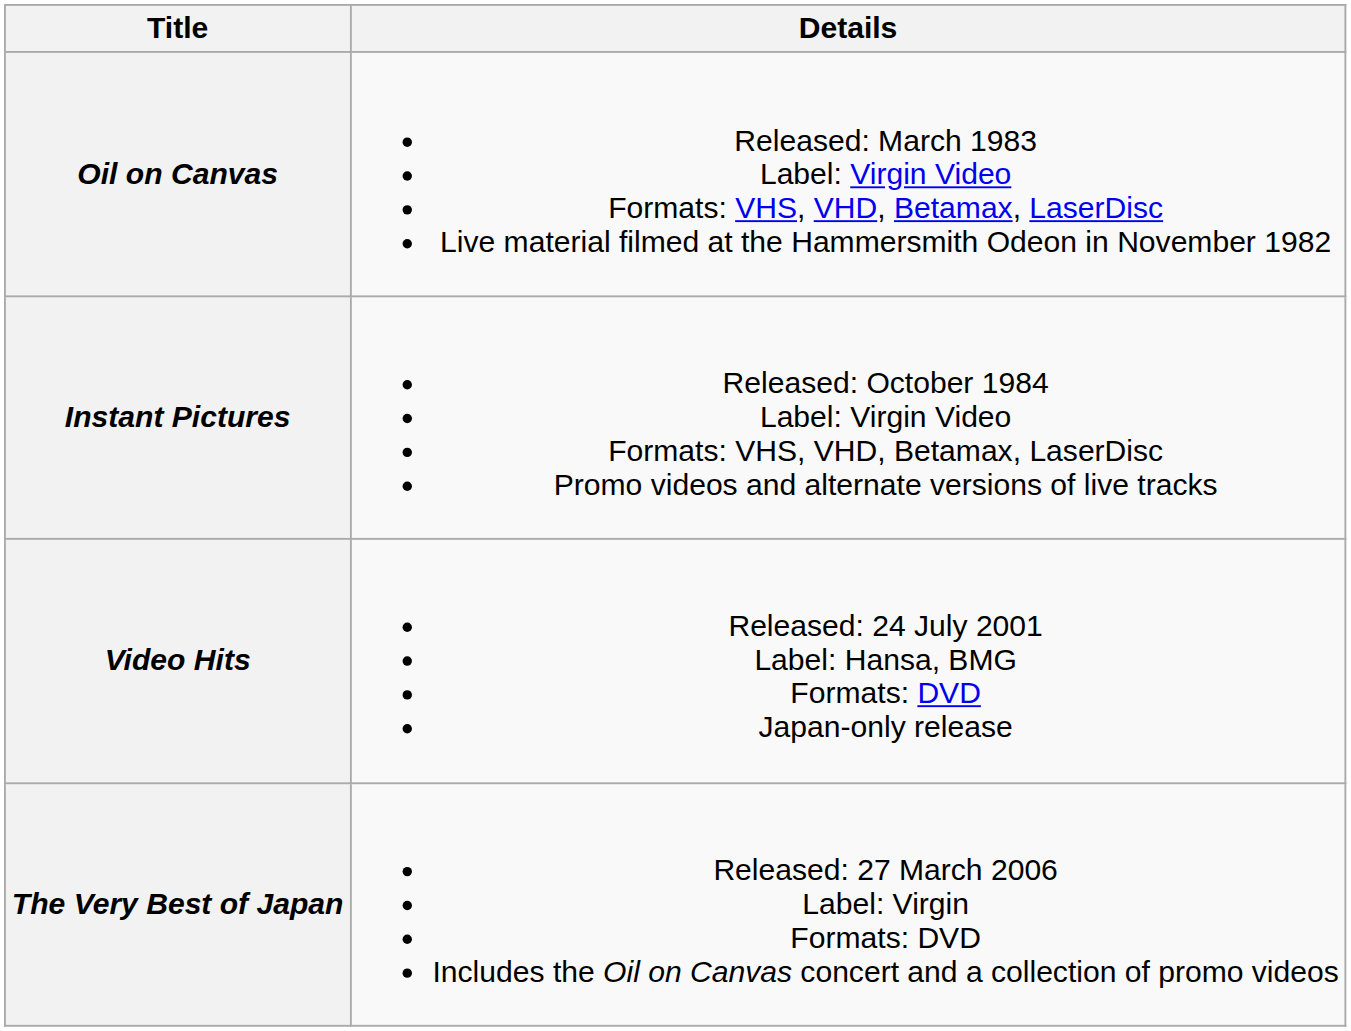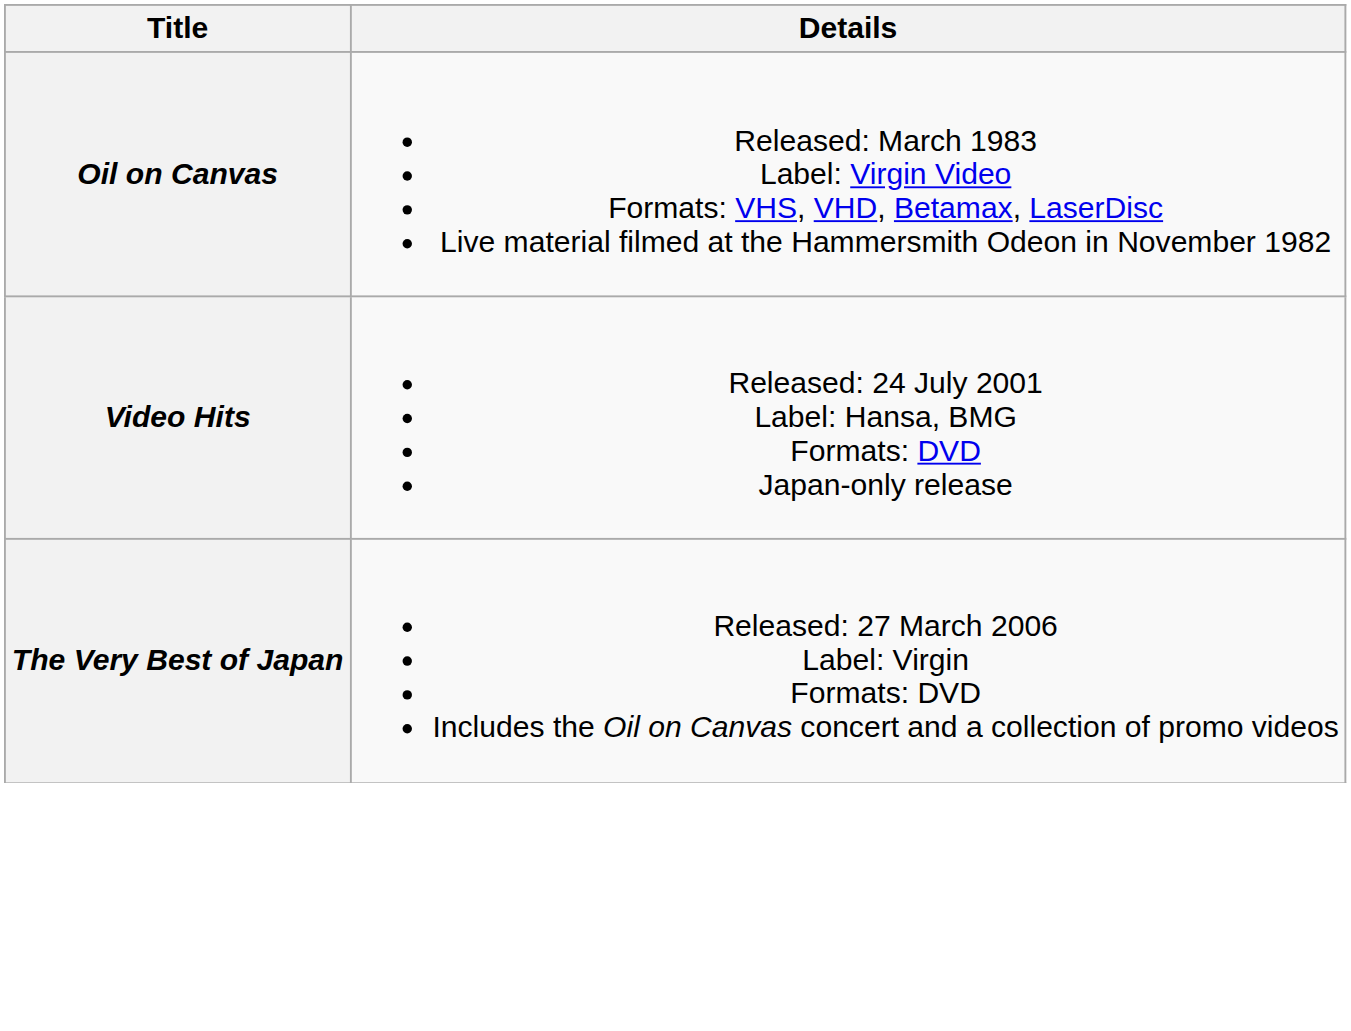- row: (178, 417)
